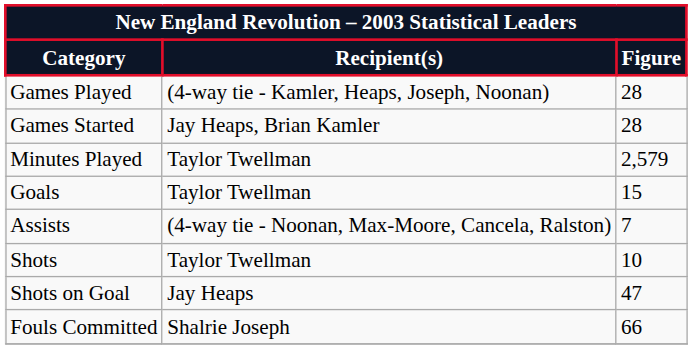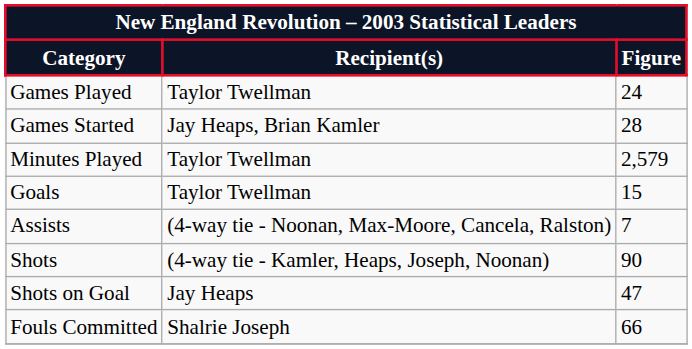(358, 92) (4-way tie - Kamler, Heaps, Joseph, Noonan) -> (239, 92) Taylor Twellman
(631, 92) 28 -> (631, 92) 24
(239, 259) Taylor Twellman -> (358, 259) (4-way tie - Kamler, Heaps, Joseph, Noonan)
(631, 259) 10 -> (631, 259) 90
